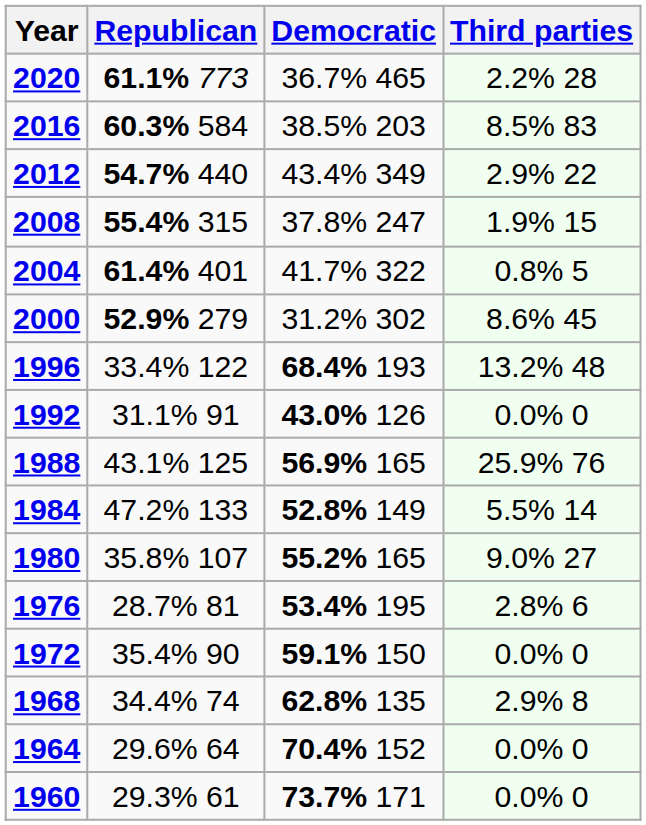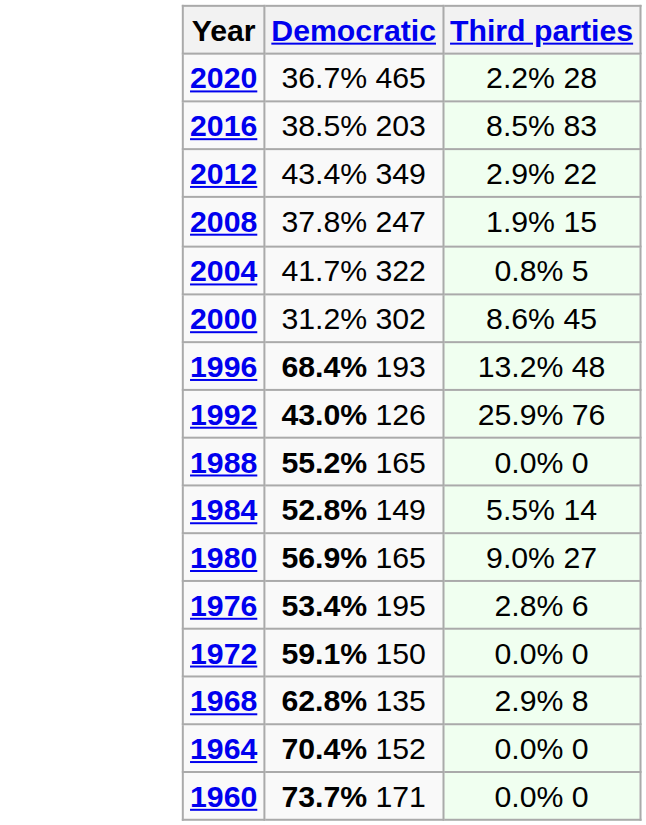- column: (176, 30)
(542, 413) 0.0% 0 -> (542, 413) 25.9% 76
(354, 461) 56.9% 165 -> (354, 461) 55.2% 165
(542, 461) 25.9% 76 -> (542, 461) 0.0% 0
(354, 557) 55.2% 165 -> (354, 557) 56.9% 165
